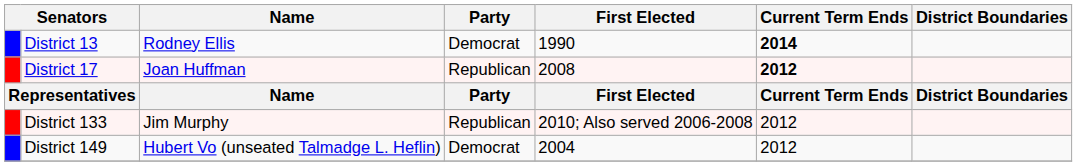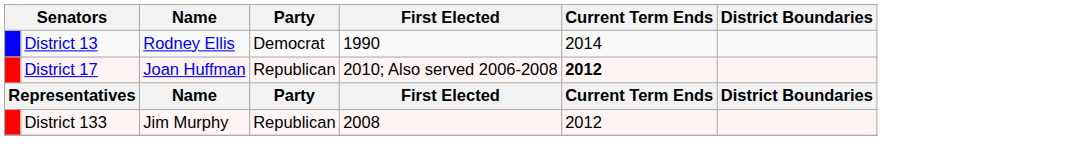(779, 43) bold -> (584, 43) normal
(557, 69) 2008 -> (450, 69) 2010; Also served 2006-2008
(646, 122) 2010; Also served 2006-2008 -> (362, 122) 2008
- row: (66, 148)
